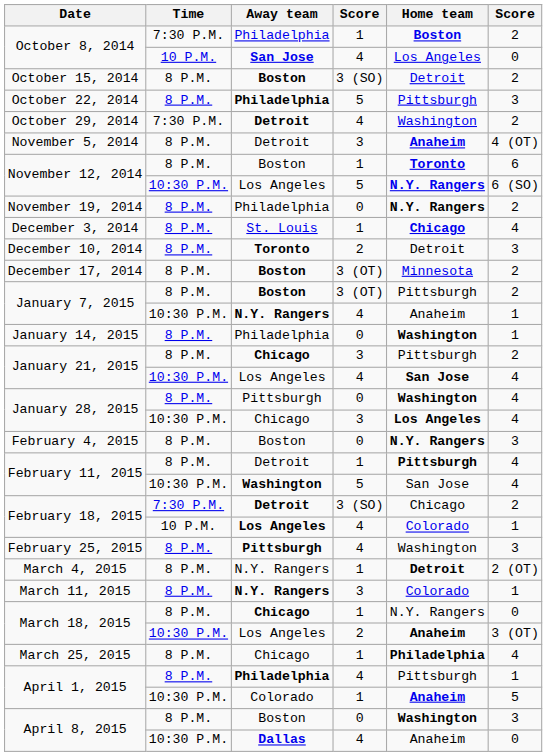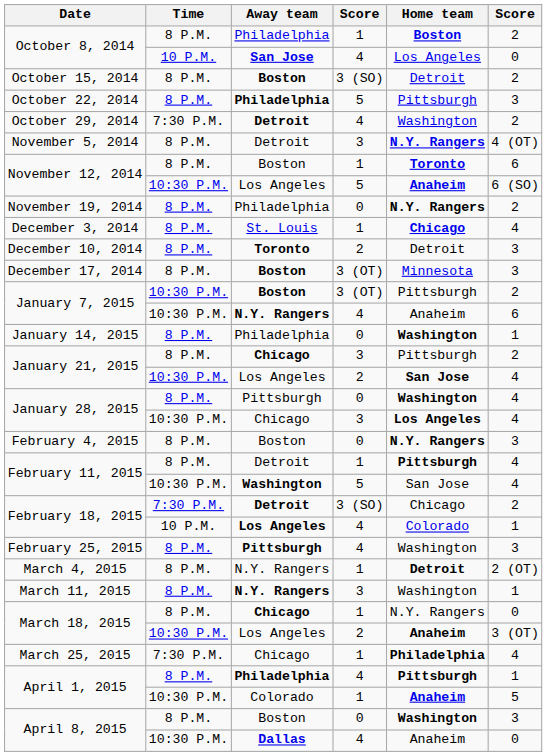(188, 37) 7:30 P.M. -> (188, 37) 8 P.M.
(437, 144) Anaheim -> (437, 144) N.Y. Rangers
(437, 186) N.Y. Rangers -> (437, 186) Anaheim
(515, 272) 2 -> (515, 272) 3
(188, 293) 8 P.M. -> (188, 293) 10:30 P.M.
(515, 314) 1 -> (515, 314) 6
(360, 378) 4 -> (360, 378) 2
(437, 592) Colorado -> (437, 592) Washington
(188, 656) 8 P.M. -> (188, 656) 7:30 P.M.
(437, 677) normal -> (437, 677) bold
